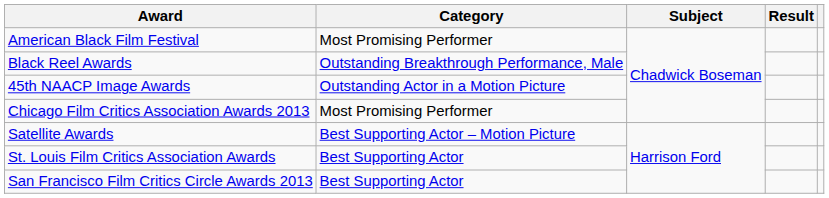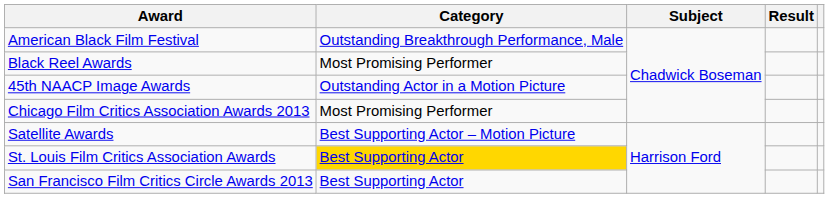(406, 39) Most Promising Performer -> (471, 39) Outstanding Breakthrough Performance, Male
(471, 63) Outstanding Breakthrough Performance, Male -> (406, 63) Most Promising Performer
(392, 157) no background -> (392, 157) gold background
